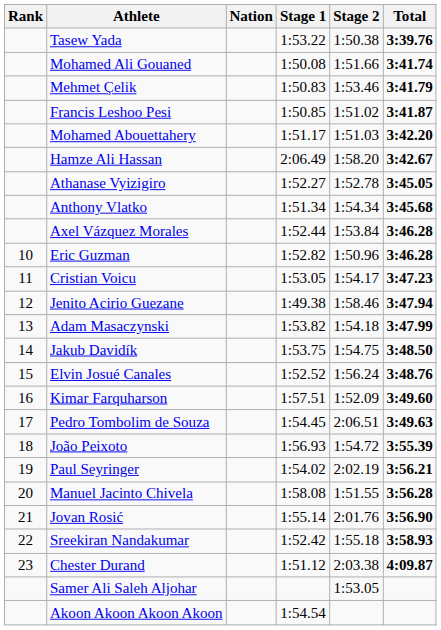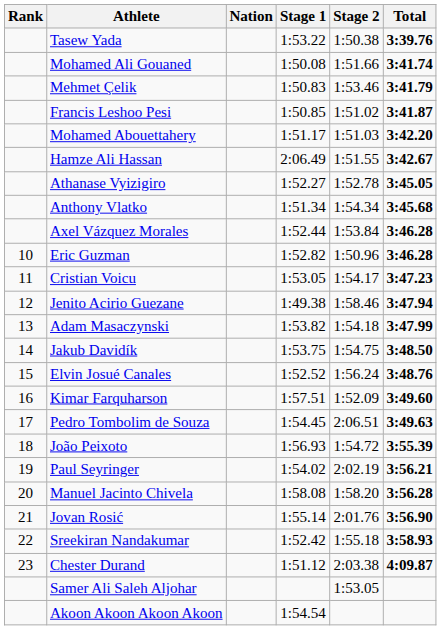(356, 159) 1:58.20 -> (356, 159) 1:51.55
(356, 493) 1:51.55 -> (356, 493) 1:58.20
